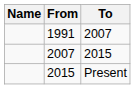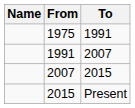+ row: (61, 34)
